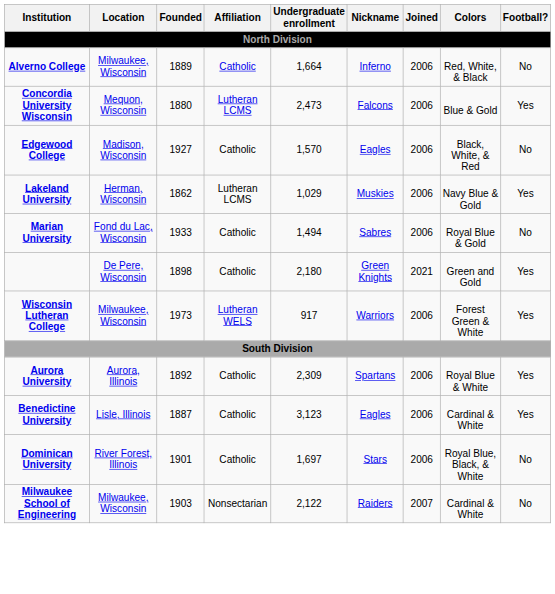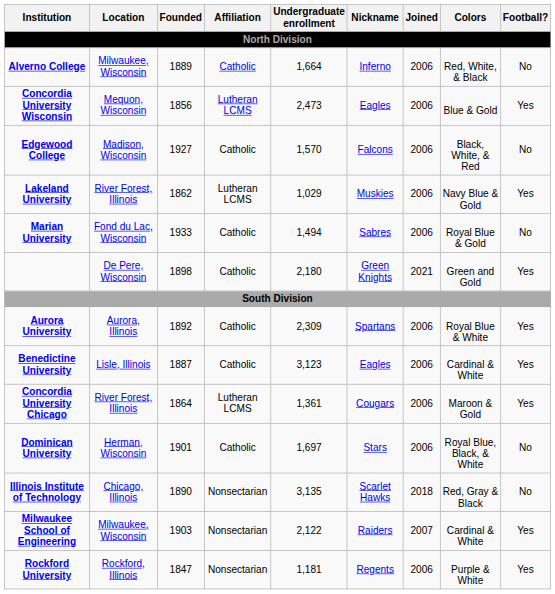(181, 105) 1880 -> (181, 105) 1856
(375, 105) Falcons -> (375, 105) Eagles
(375, 150) Eagles -> (375, 150) Falcons
(123, 194) Herman, Wisconsin -> (123, 194) River Forest, Illinois
- row: (47, 316)
+ row: (47, 403)
(123, 459) River Forest, Illinois -> (123, 448) Herman, Wisconsin
+ row: (47, 492)
(526, 503) No -> (526, 531) Yes
+ row: (47, 569)
